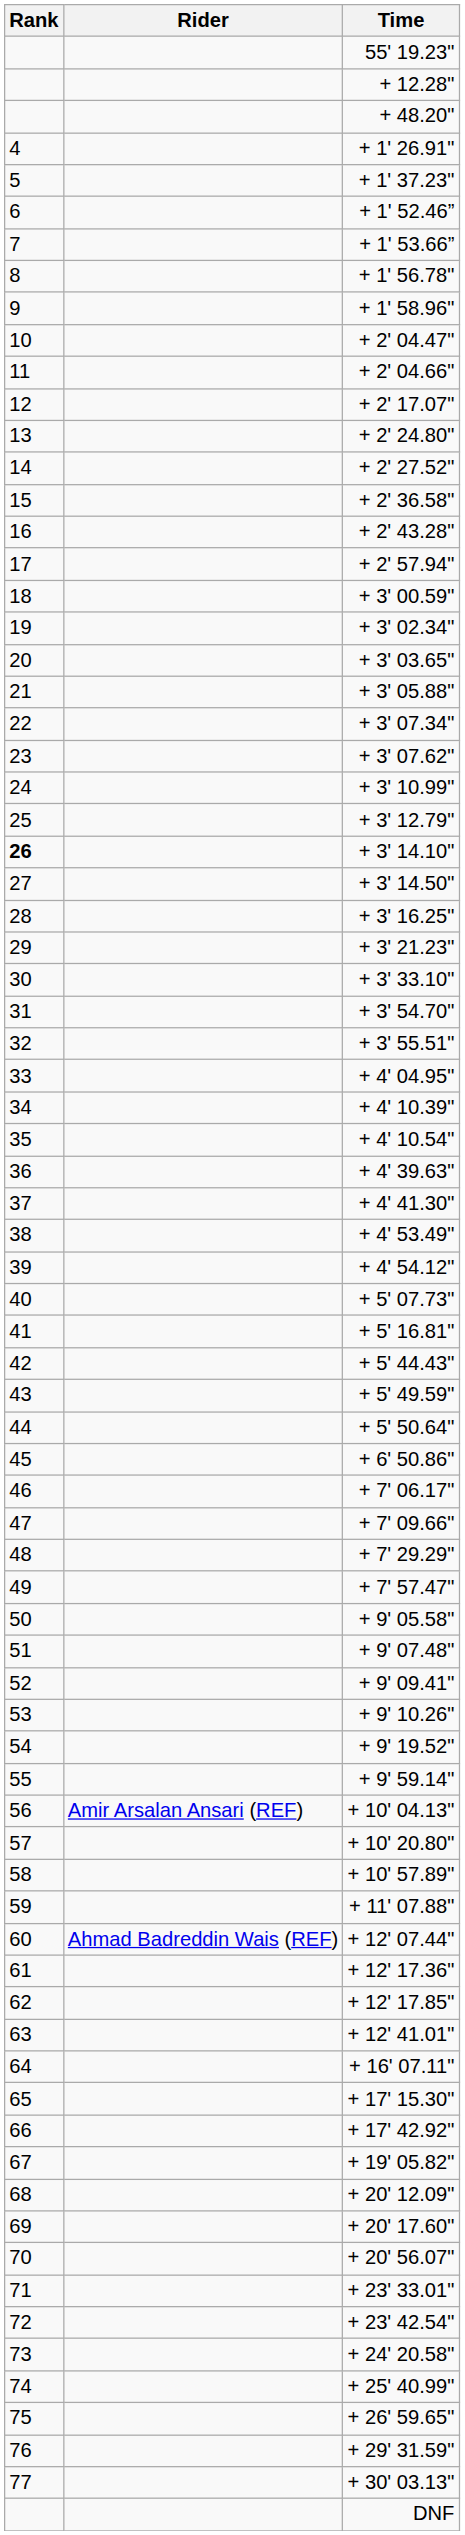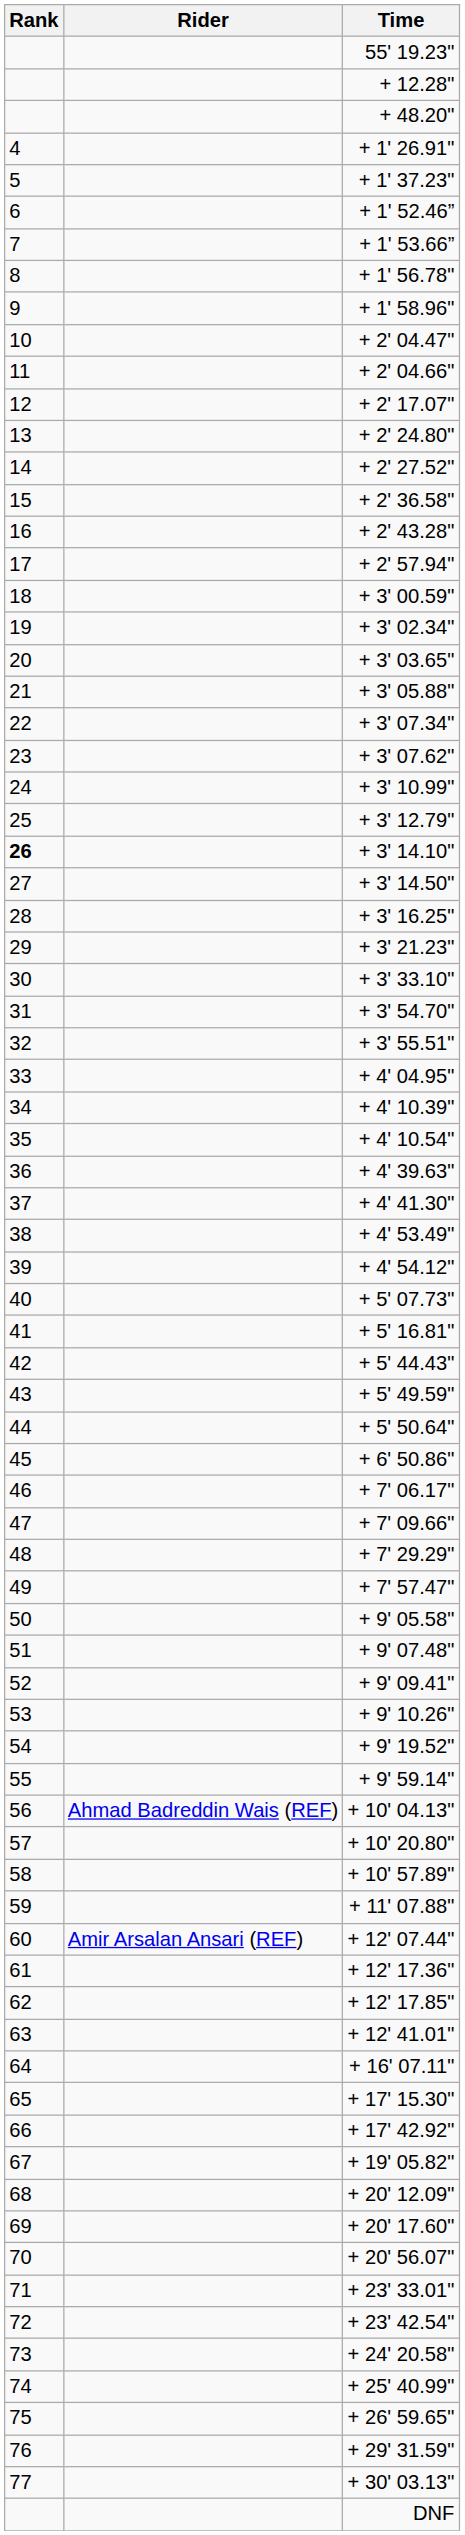(185, 1810) Amir Arsalan Ansari (REF) -> (203, 1810) Ahmad Badreddin Wais (REF)
(203, 1938) Ahmad Badreddin Wais (REF) -> (185, 1938) Amir Arsalan Ansari (REF)
